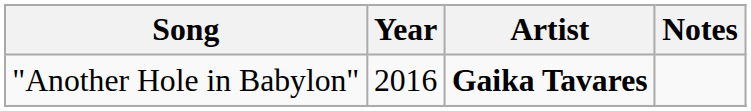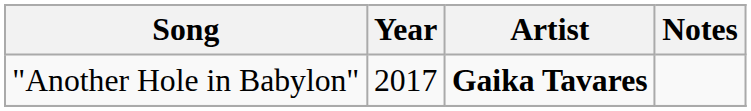(406, 79) 2016 -> (406, 79) 2017
